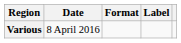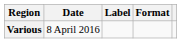columns swapped: (122, 12) <-> (157, 12)
